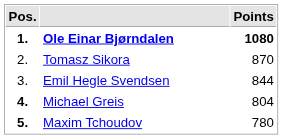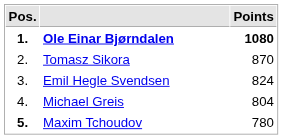(263, 80) 844 -> (263, 80) 824
(23, 102) bold -> (23, 102) normal
